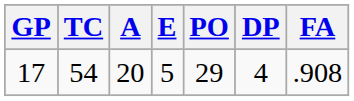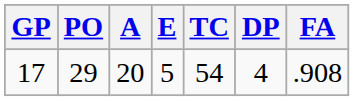columns swapped: (209, 26) <-> (83, 26)
